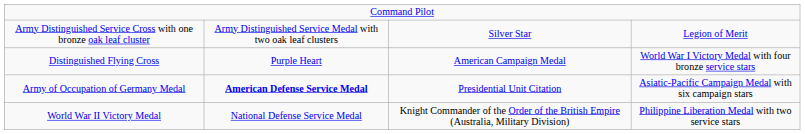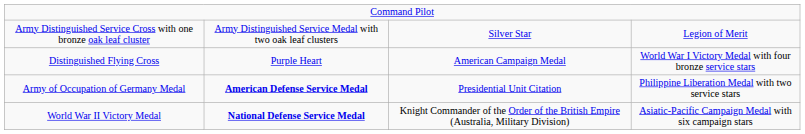(715, 88) Asiatic-Pacific Campaign Medal with six campaign stars -> (715, 88) Philippine Liberation Medal with two service stars
(296, 116) normal -> (296, 116) bold
(715, 116) Philippine Liberation Medal with two service stars -> (715, 116) Asiatic-Pacific Campaign Medal with six campaign stars
